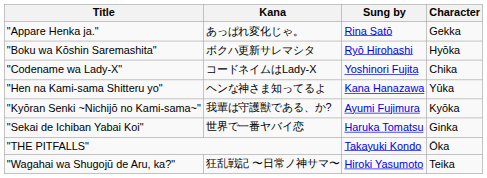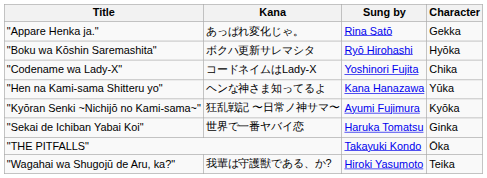(269, 108) 我輩は守護獣である、か? -> (273, 108) 狂乱戦記 〜日常ノ神サマ〜
(273, 164) 狂乱戦記 〜日常ノ神サマ〜 -> (269, 164) 我輩は守護獣である、か?
